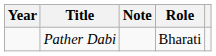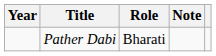columns swapped: (180, 16) <-> (137, 16)
